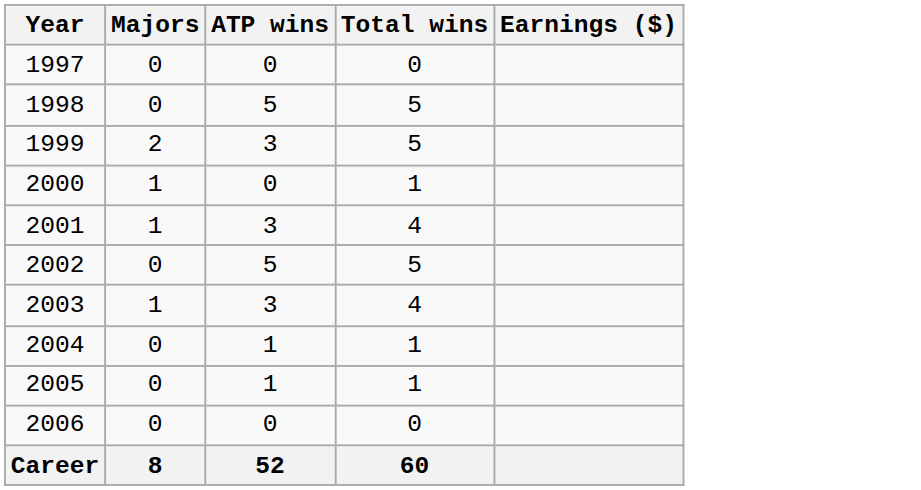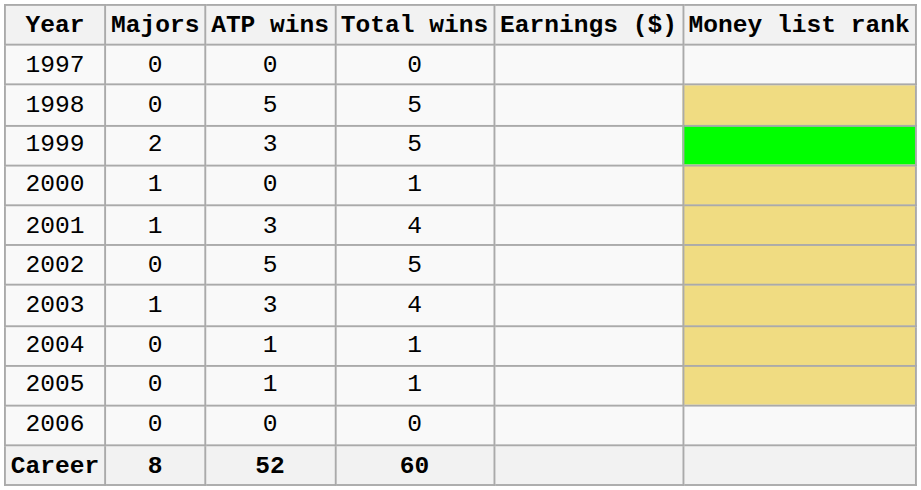+ column: (799, 25)
